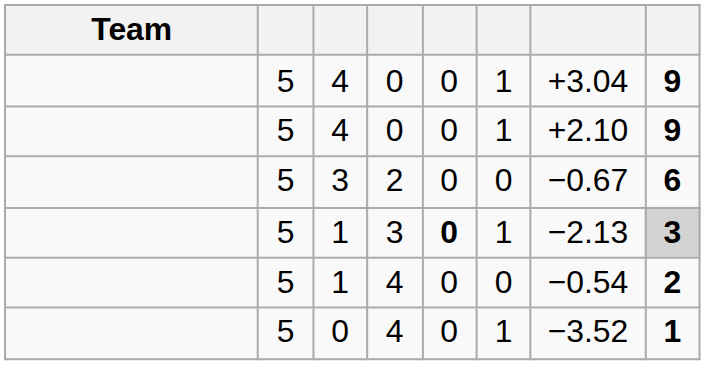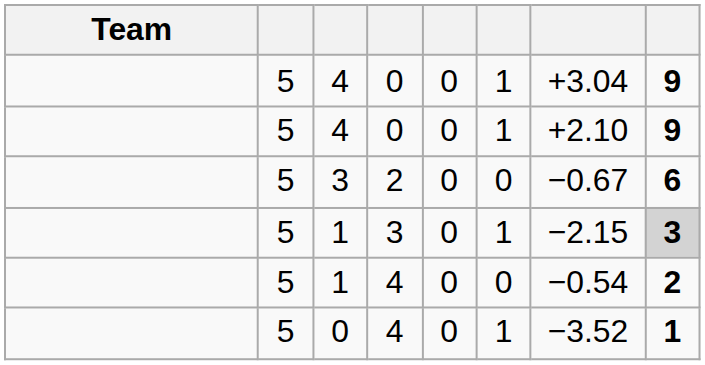(449, 231) bold -> (449, 231) normal
(588, 231) −2.13 -> (588, 231) −2.15
